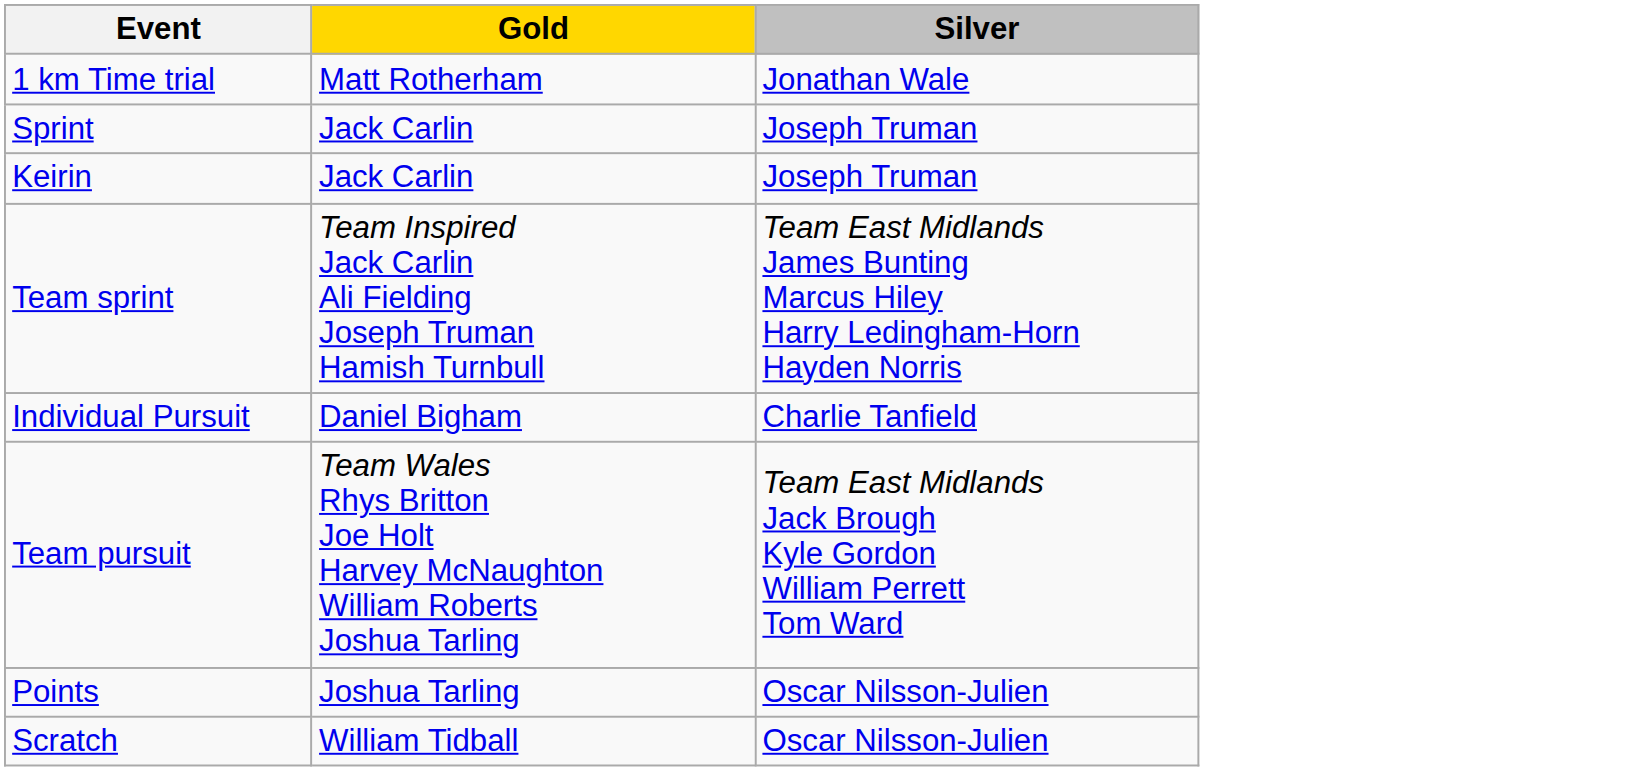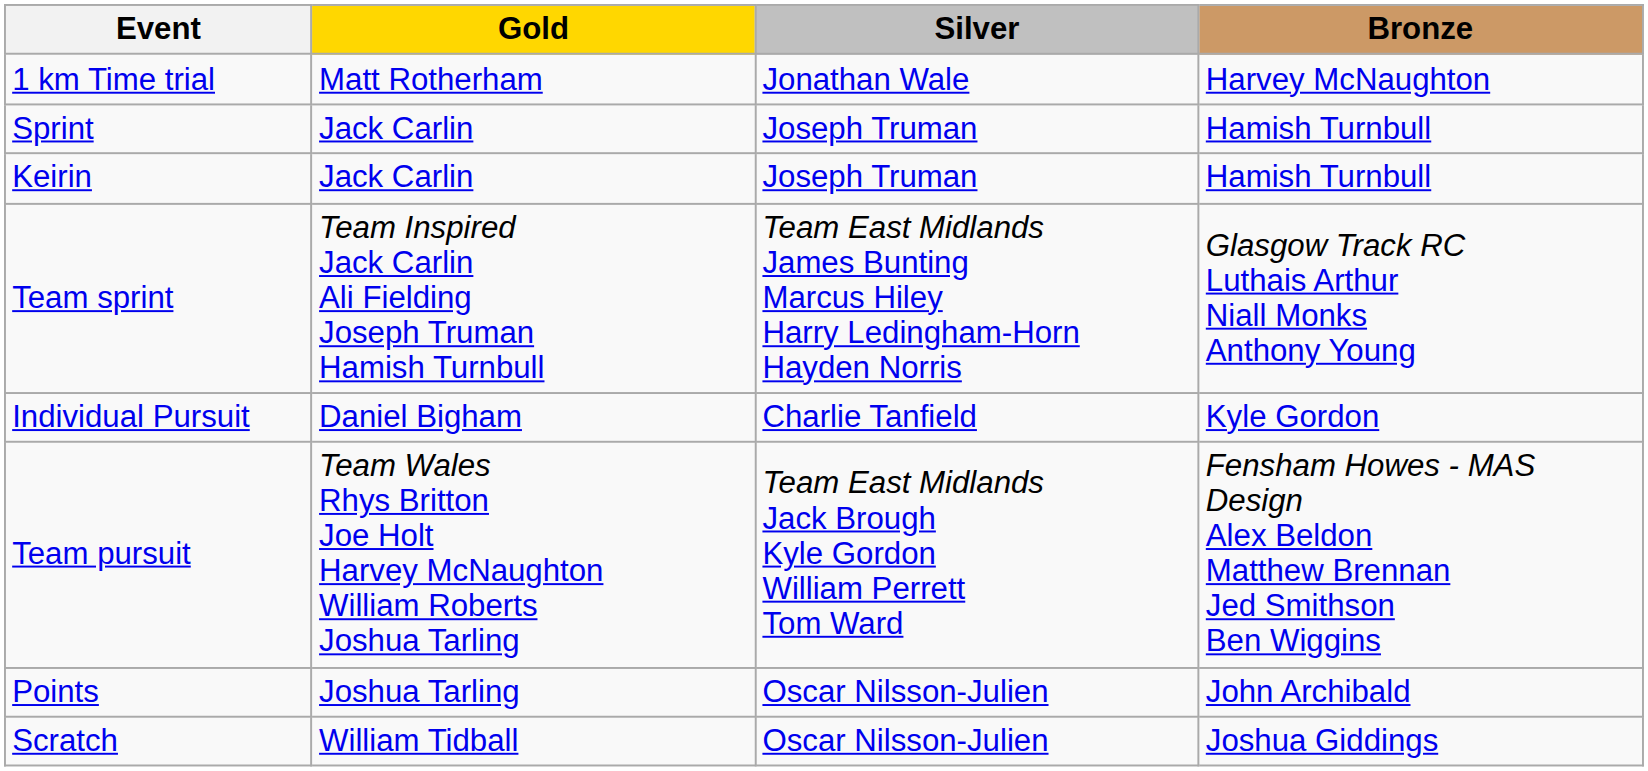+ column: (1420, 29)
